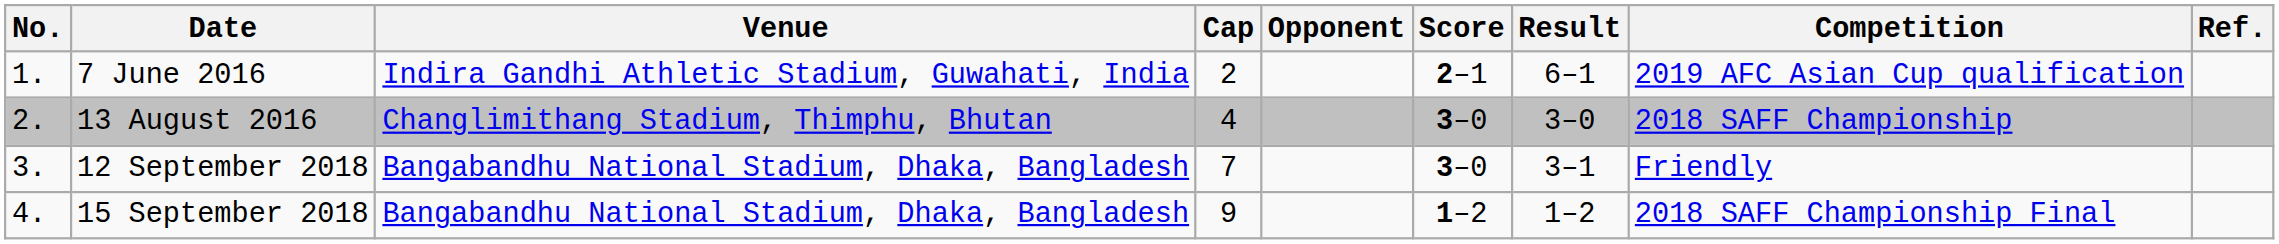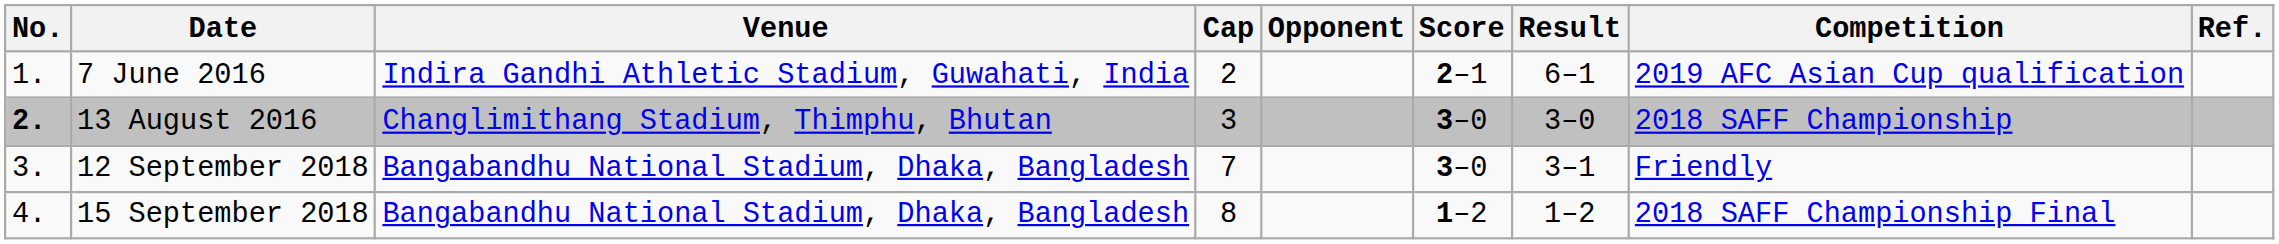(29, 122) normal -> (29, 122) bold
(1229, 122) 4 -> (1229, 122) 3
(1229, 215) 9 -> (1229, 215) 8
